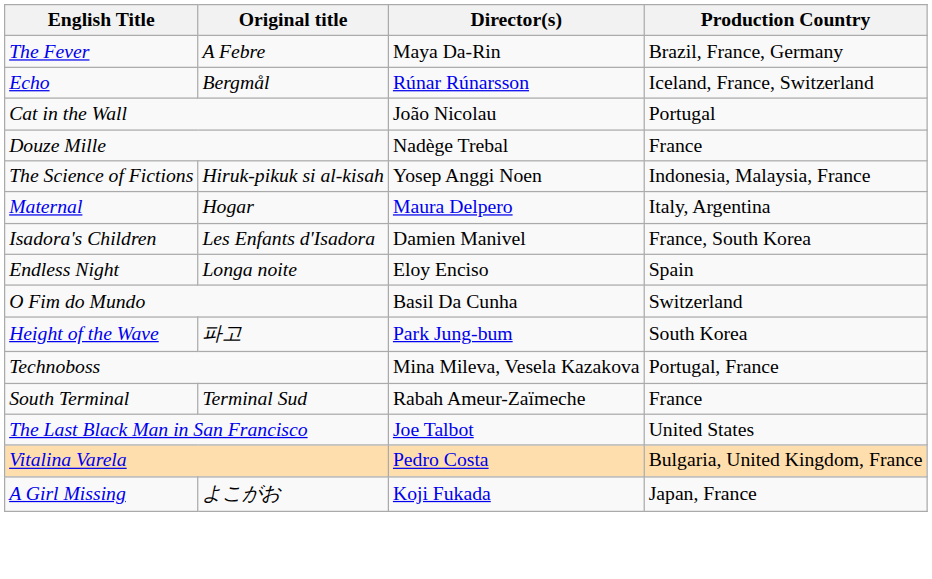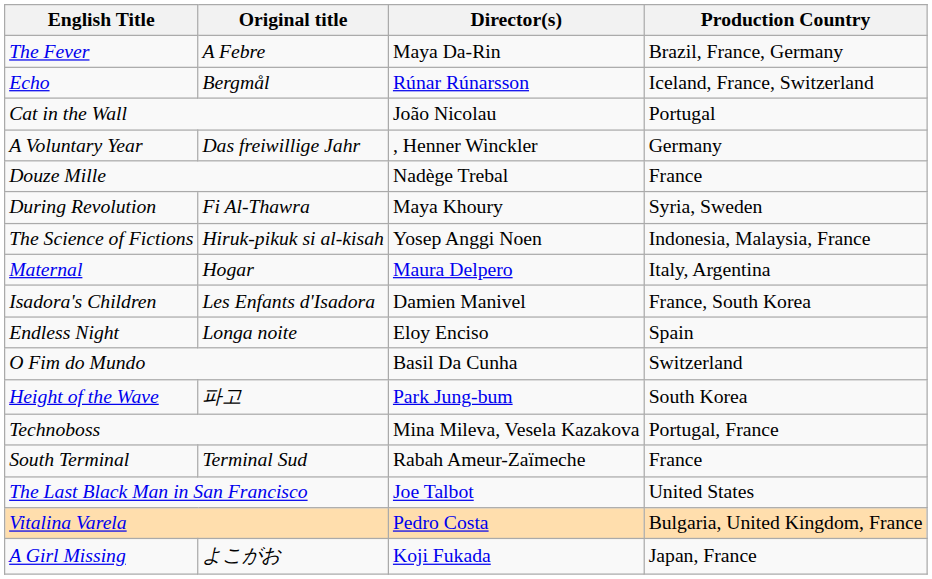+ row: (76, 144)
+ row: (83, 207)
